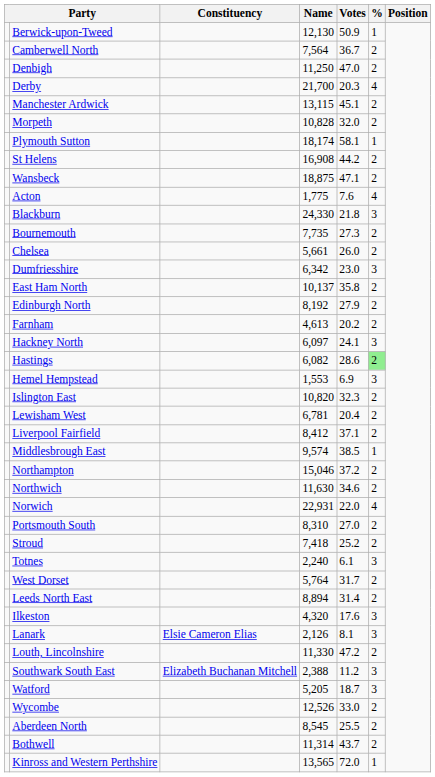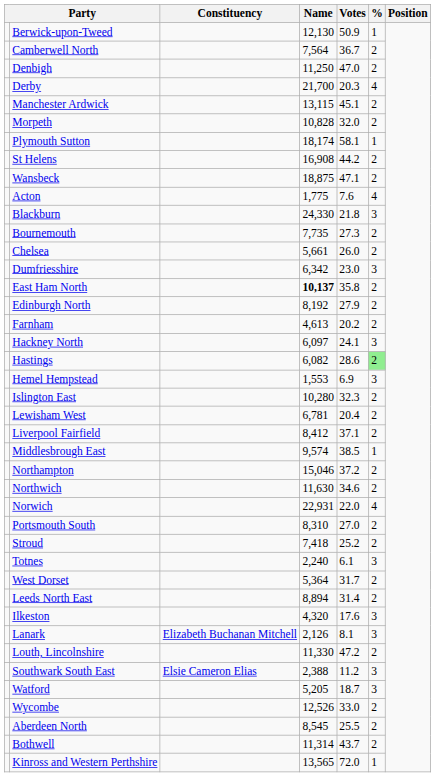(318, 287) normal -> (318, 287) bold
(318, 397) 10,820 -> (318, 397) 10,280
(315, 580) 5,764 -> (315, 580) 5,364
(210, 634) Elsie Cameron Elias -> (230, 634) Elizabeth Buchanan Mitchell
(230, 671) Elizabeth Buchanan Mitchell -> (210, 671) Elsie Cameron Elias
